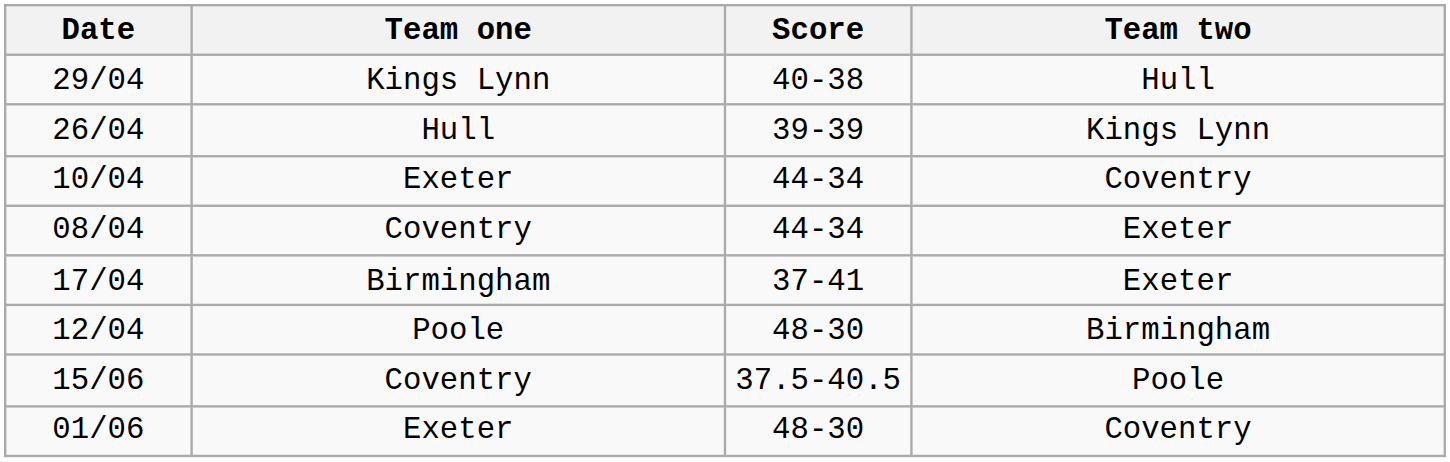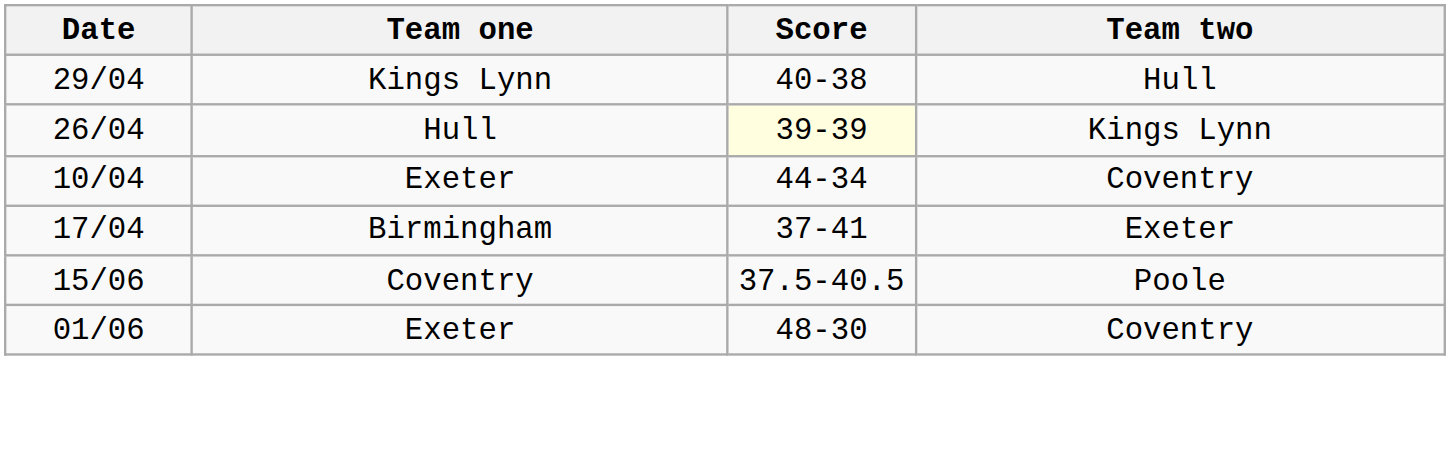(818, 130) no background -> (822, 130) lightyellow background
- row: (98, 230)
- row: (98, 330)
